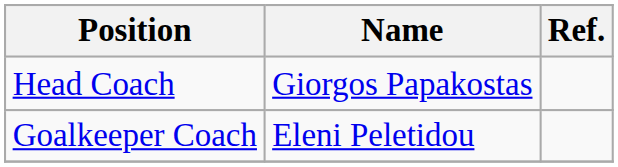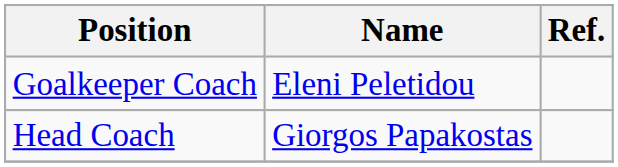rows swapped: (94, 82) <-> (135, 135)
